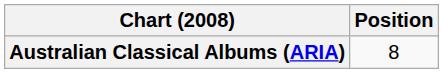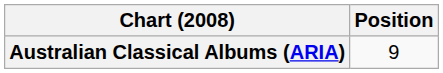(394, 52) 8 -> (394, 52) 9
